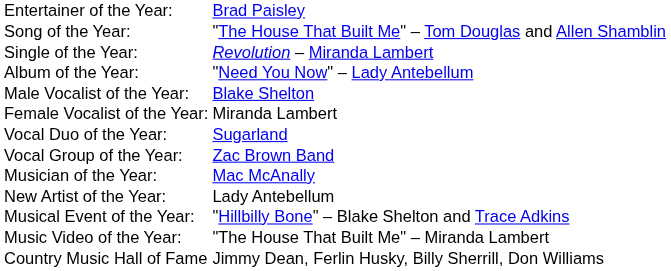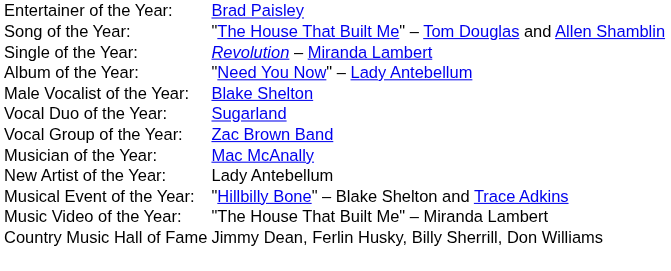- row: (106, 114)
